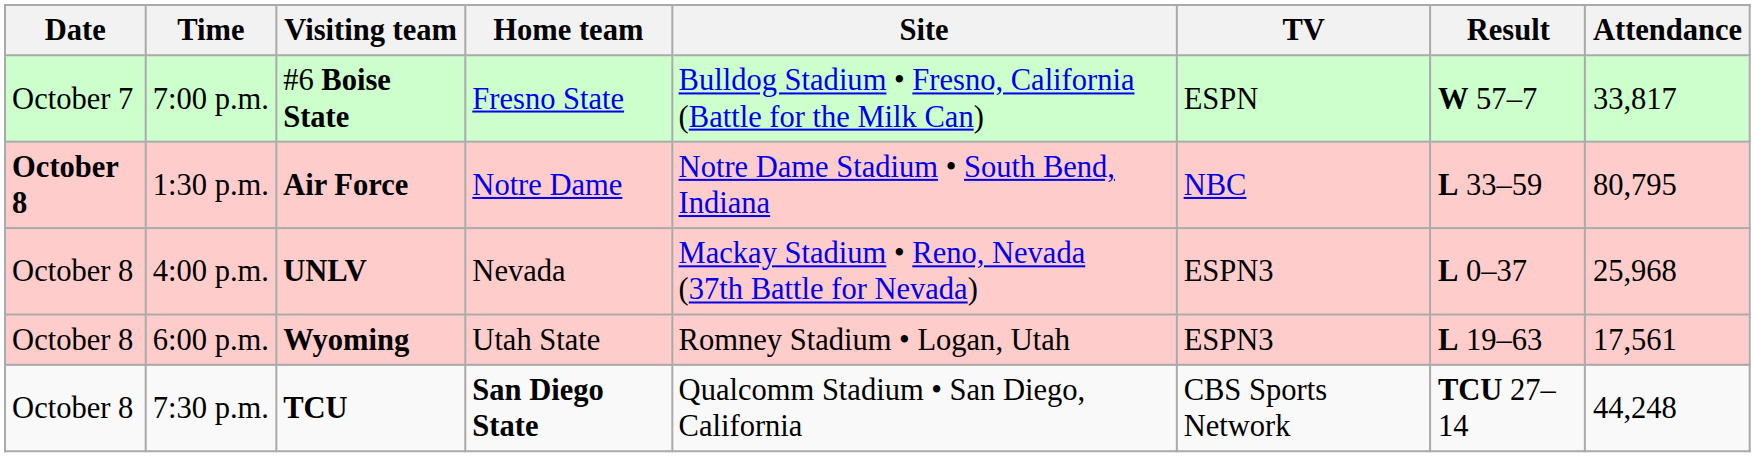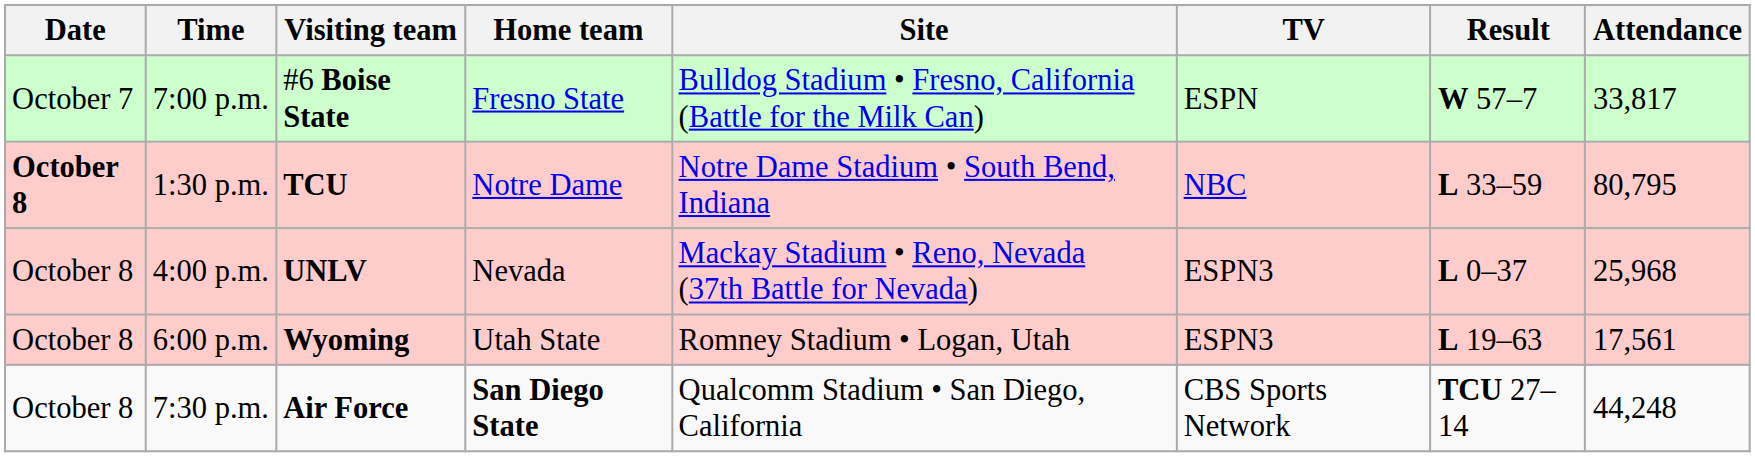(346, 184) Air Force -> (315, 184) TCU
(315, 408) TCU -> (346, 408) Air Force
